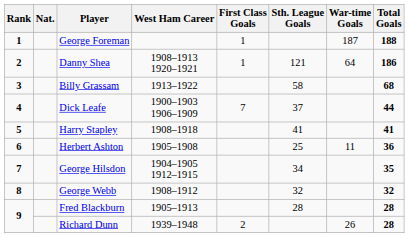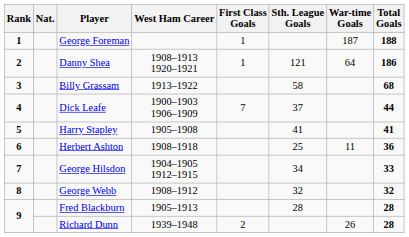(174, 130) 1908–1918 -> (174, 130) 1905–1908
(174, 146) 1905–1908 -> (174, 146) 1908–1918
(389, 169) 35 -> (389, 169) 33
